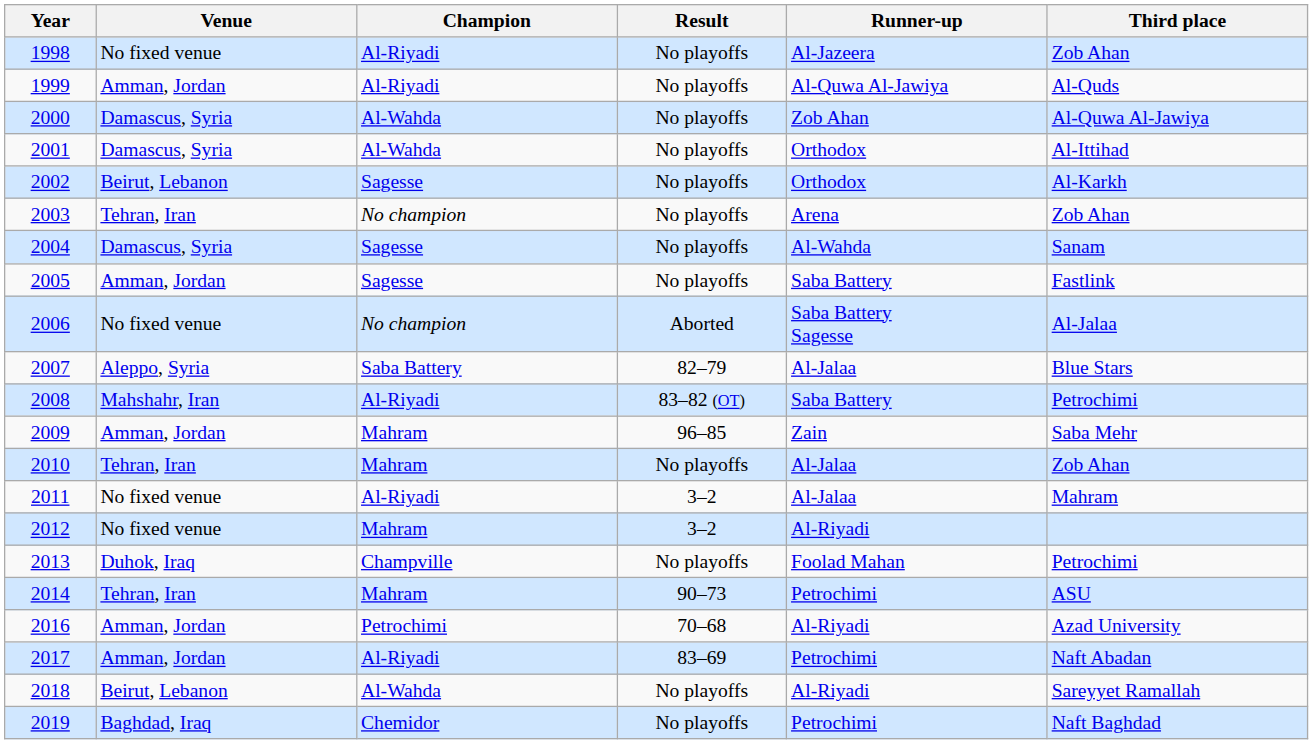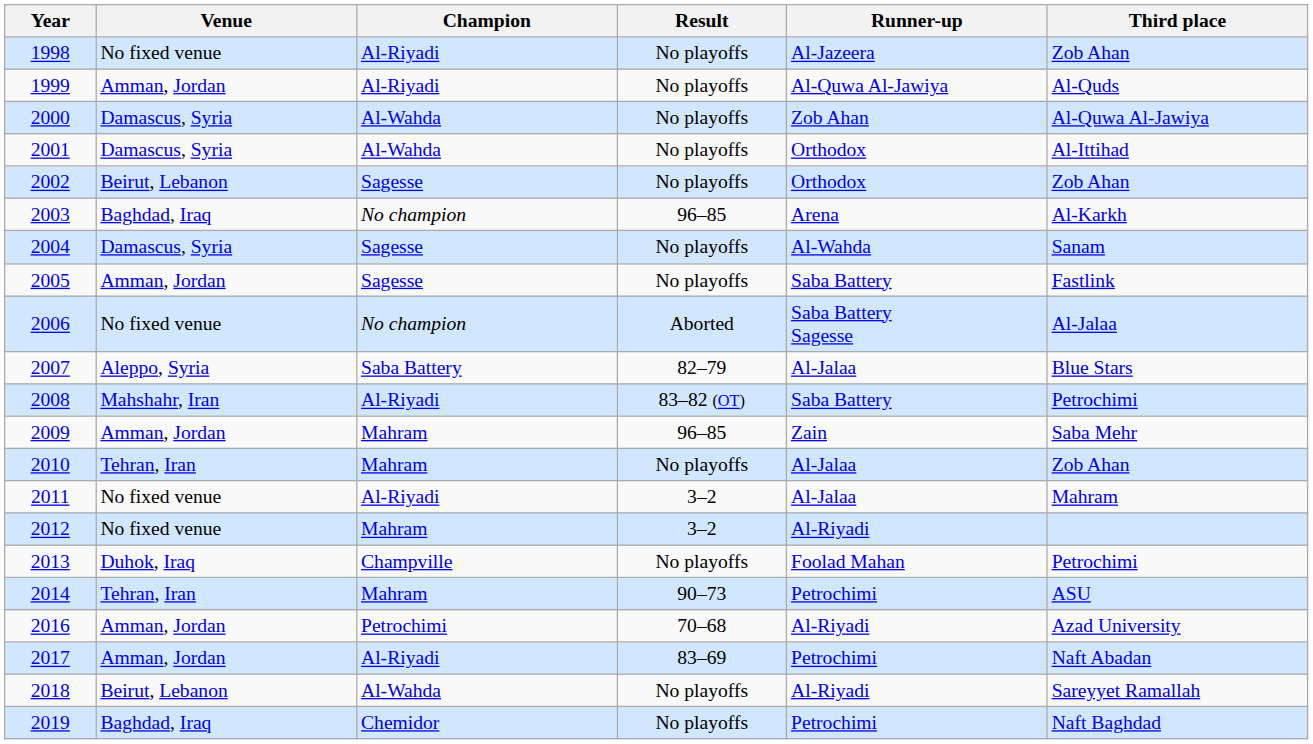(1089, 182) Al-Karkh -> (1091, 182) Zob Ahan
(148, 214) Tehran, Iran -> (156, 214) Baghdad, Iraq
(702, 214) No playoffs -> (702, 214) 96–85
(1091, 214) Zob Ahan -> (1089, 214) Al-Karkh
